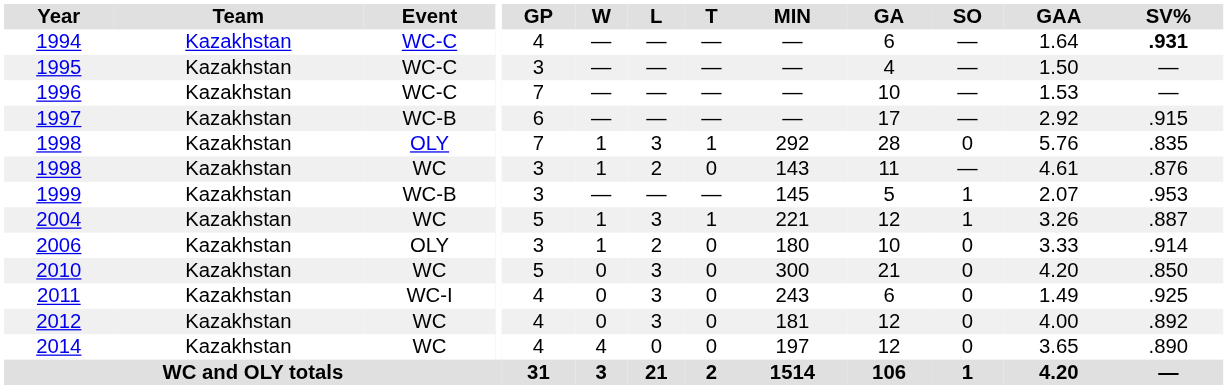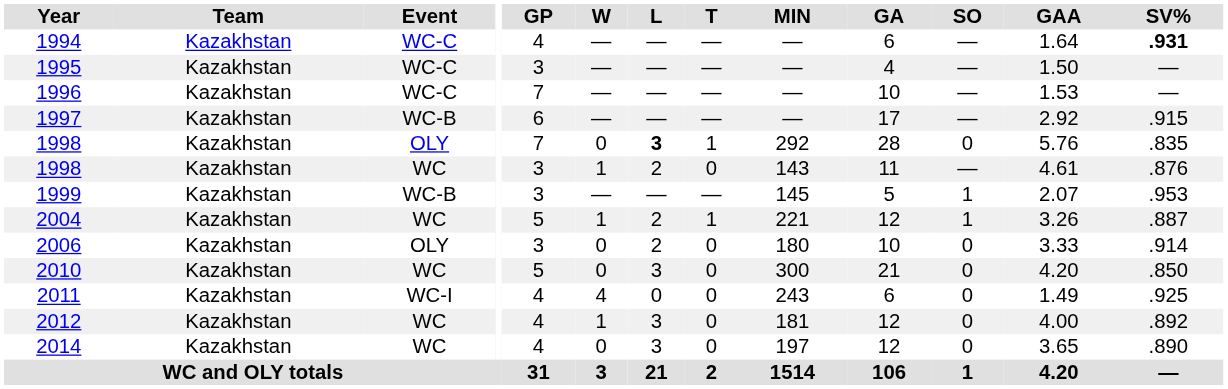(601, 143) 1 -> (601, 143) 0
(656, 143) normal -> (656, 143) bold
(656, 219) 3 -> (656, 219) 2
(601, 245) 1 -> (601, 245) 0
(601, 295) 0 -> (601, 295) 4
(656, 295) 3 -> (656, 295) 0
(601, 321) 0 -> (601, 321) 1
(601, 346) 4 -> (601, 346) 0
(656, 346) 0 -> (656, 346) 3
